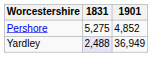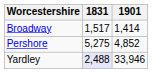+ row: (29, 28)
(130, 44) 36,949 -> (130, 60) 33,946
